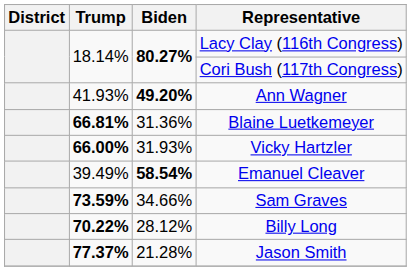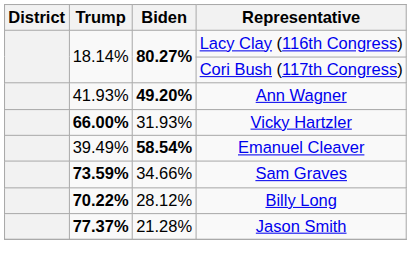- row: (301, 122)
